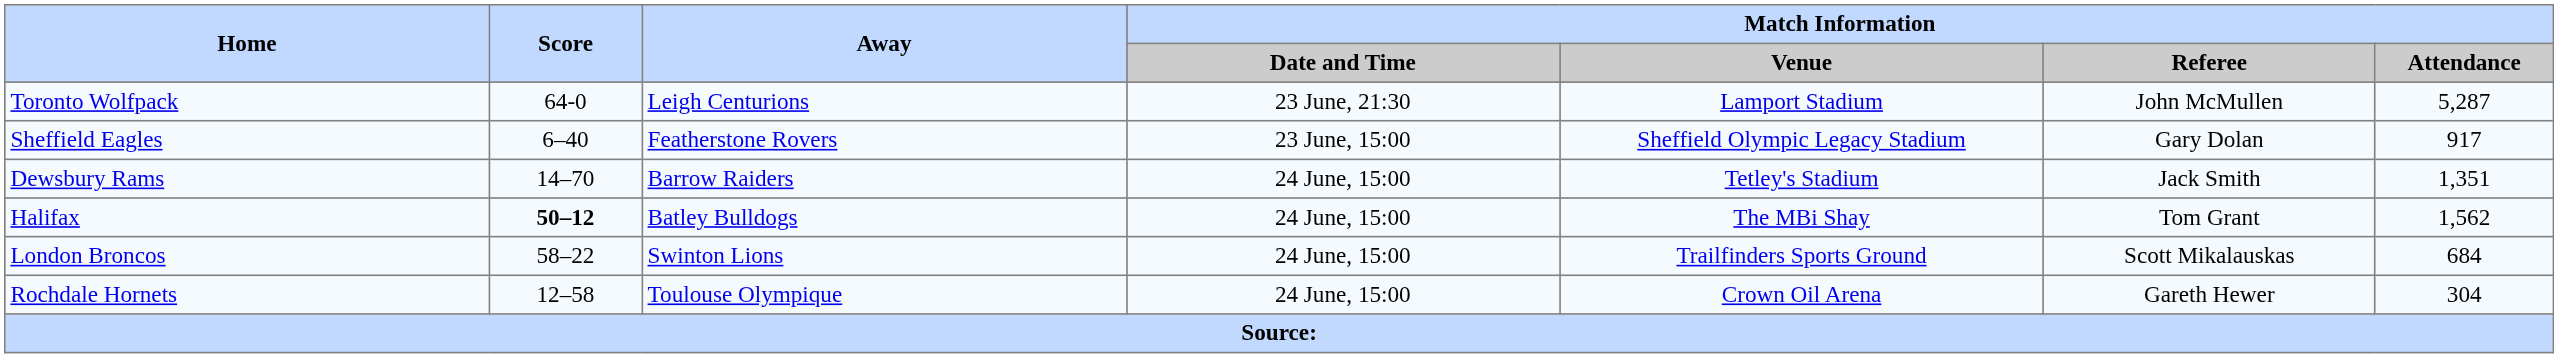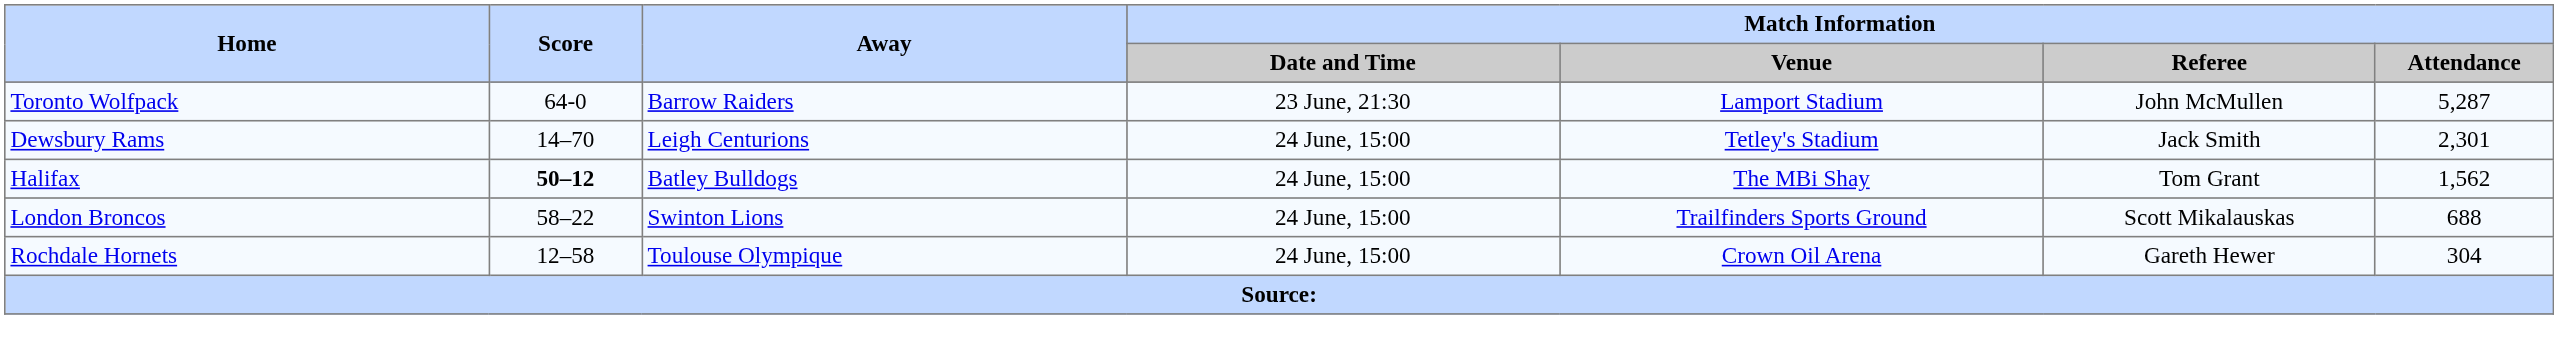(728, 101) Leigh Centurions -> (721, 101) Barrow Raiders
- row: (86, 139)
(721, 178) Barrow Raiders -> (728, 139) Leigh Centurions
(2464, 178) 1,351 -> (2464, 139) 2,301
(2464, 255) 684 -> (2464, 217) 688
